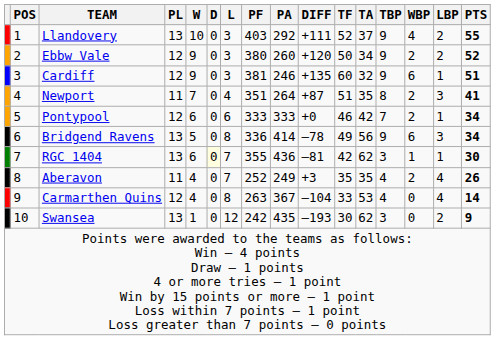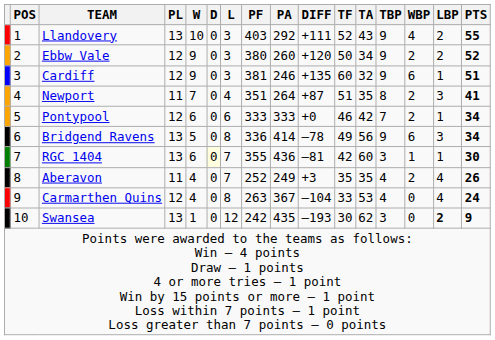(366, 35) 37 -> (366, 35) 43
(366, 157) 62 -> (366, 157) 60
(472, 198) 14 -> (472, 198) 24
(440, 218) normal -> (440, 218) bold
